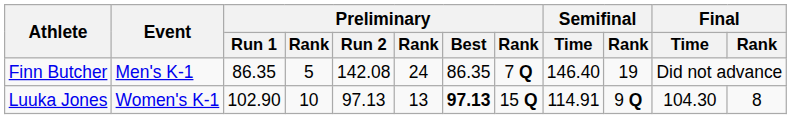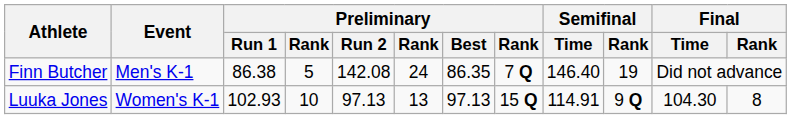(254, 72) 86.35 -> (254, 72) 86.38
(254, 100) 102.90 -> (254, 100) 102.93
(469, 100) bold -> (469, 100) normal
